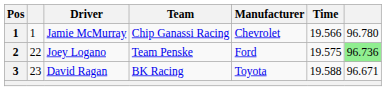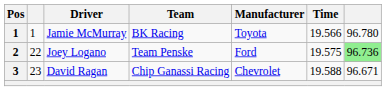(181, 33) Chip Ganassi Racing -> (158, 33) BK Racing
(257, 33) Chevrolet -> (251, 33) Toyota
(158, 71) BK Racing -> (181, 71) Chip Ganassi Racing
(251, 71) Toyota -> (257, 71) Chevrolet
